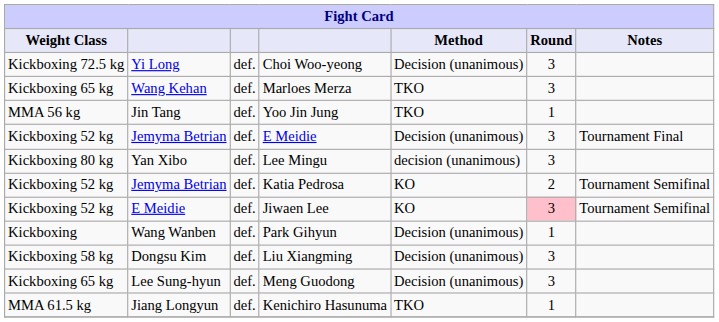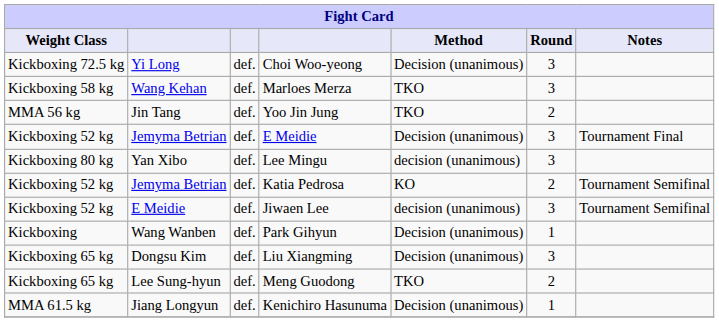(61, 88) Kickboxing 65 kg -> (61, 88) Kickboxing 58 kg
(551, 112) 1 -> (551, 112) 2
(405, 208) KO -> (457, 208) decision (unanimous)
(551, 208) pink background -> (551, 208) no background
(61, 256) Kickboxing 58 kg -> (61, 256) Kickboxing 65 kg
(459, 280) Decision (unanimous) -> (409, 280) TKO
(551, 280) 3 -> (551, 280) 2
(409, 304) TKO -> (459, 304) Decision (unanimous)
